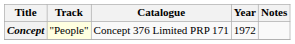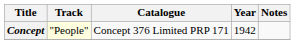(245, 30) 1972 -> (245, 30) 1942
